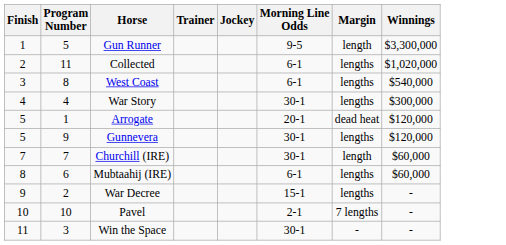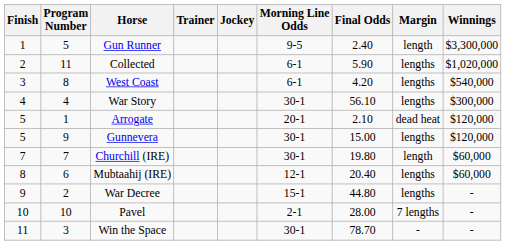+ column: (363, 20)
(295, 175) 6-1 -> (295, 175) 12-1
